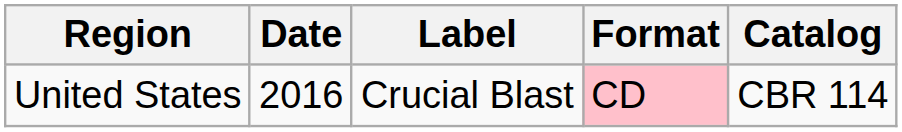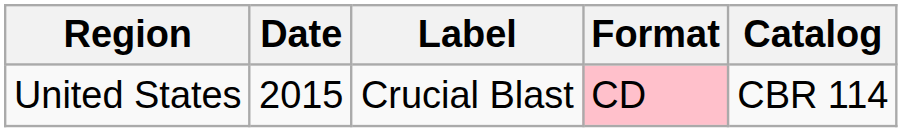(301, 94) 2016 -> (301, 94) 2015
